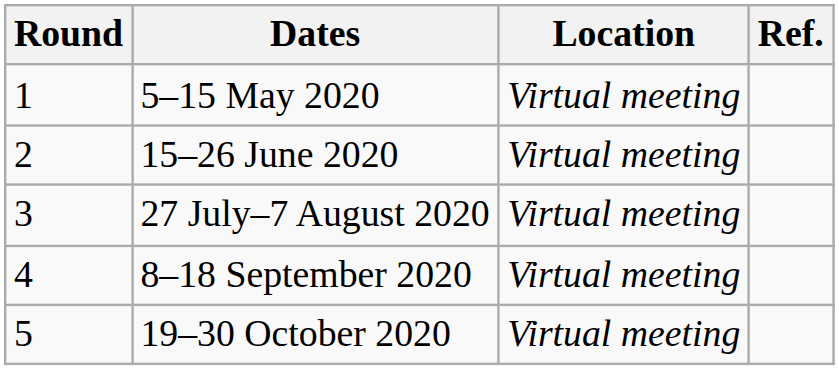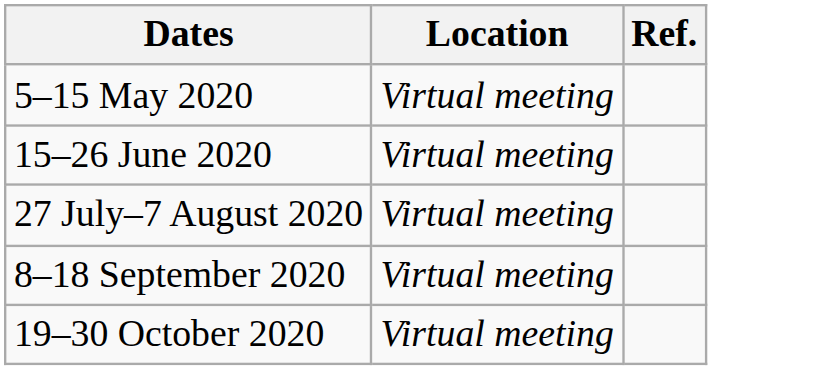- column: (68, 34)
